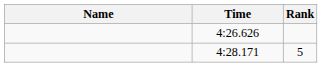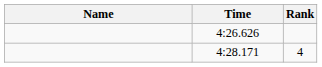(300, 52) 5 -> (300, 52) 4
